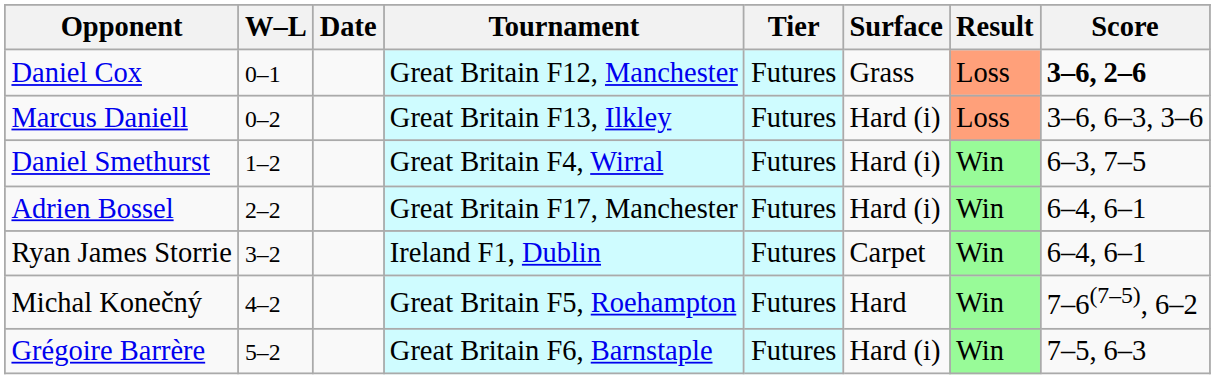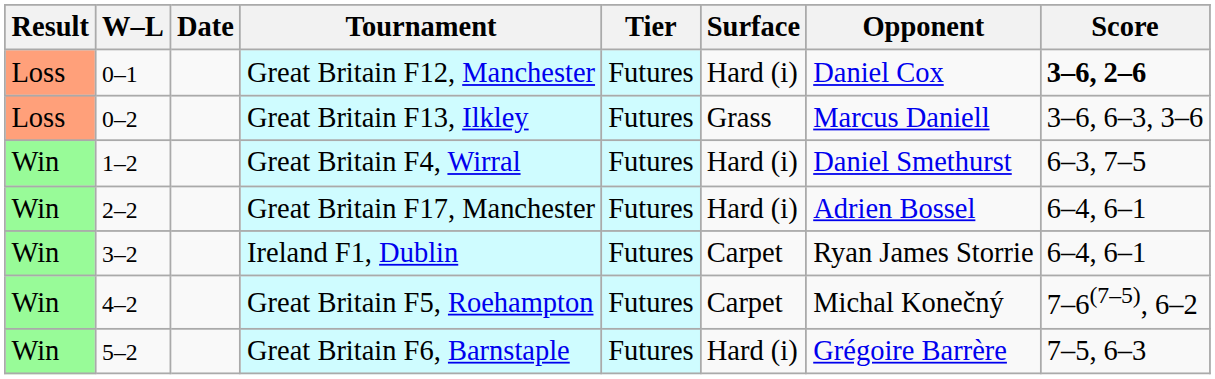columns swapped: (995, 27) <-> (122, 27)
(882, 72) Grass -> (752, 72) Hard (i)
(895, 117) Hard (i) -> (739, 117) Grass
(878, 301) Hard -> (745, 301) Carpet
